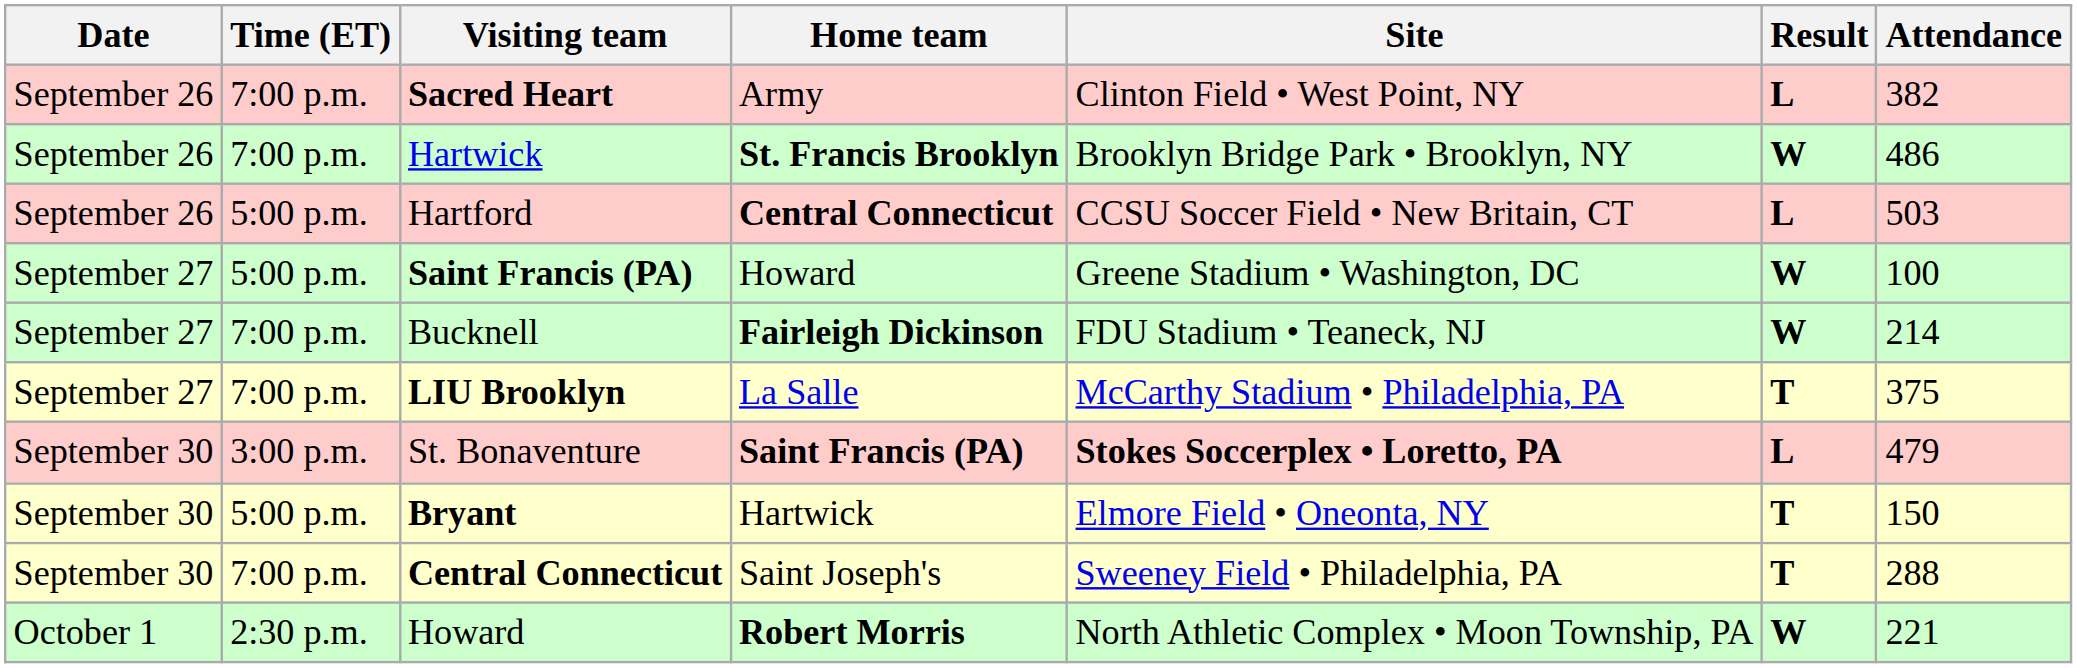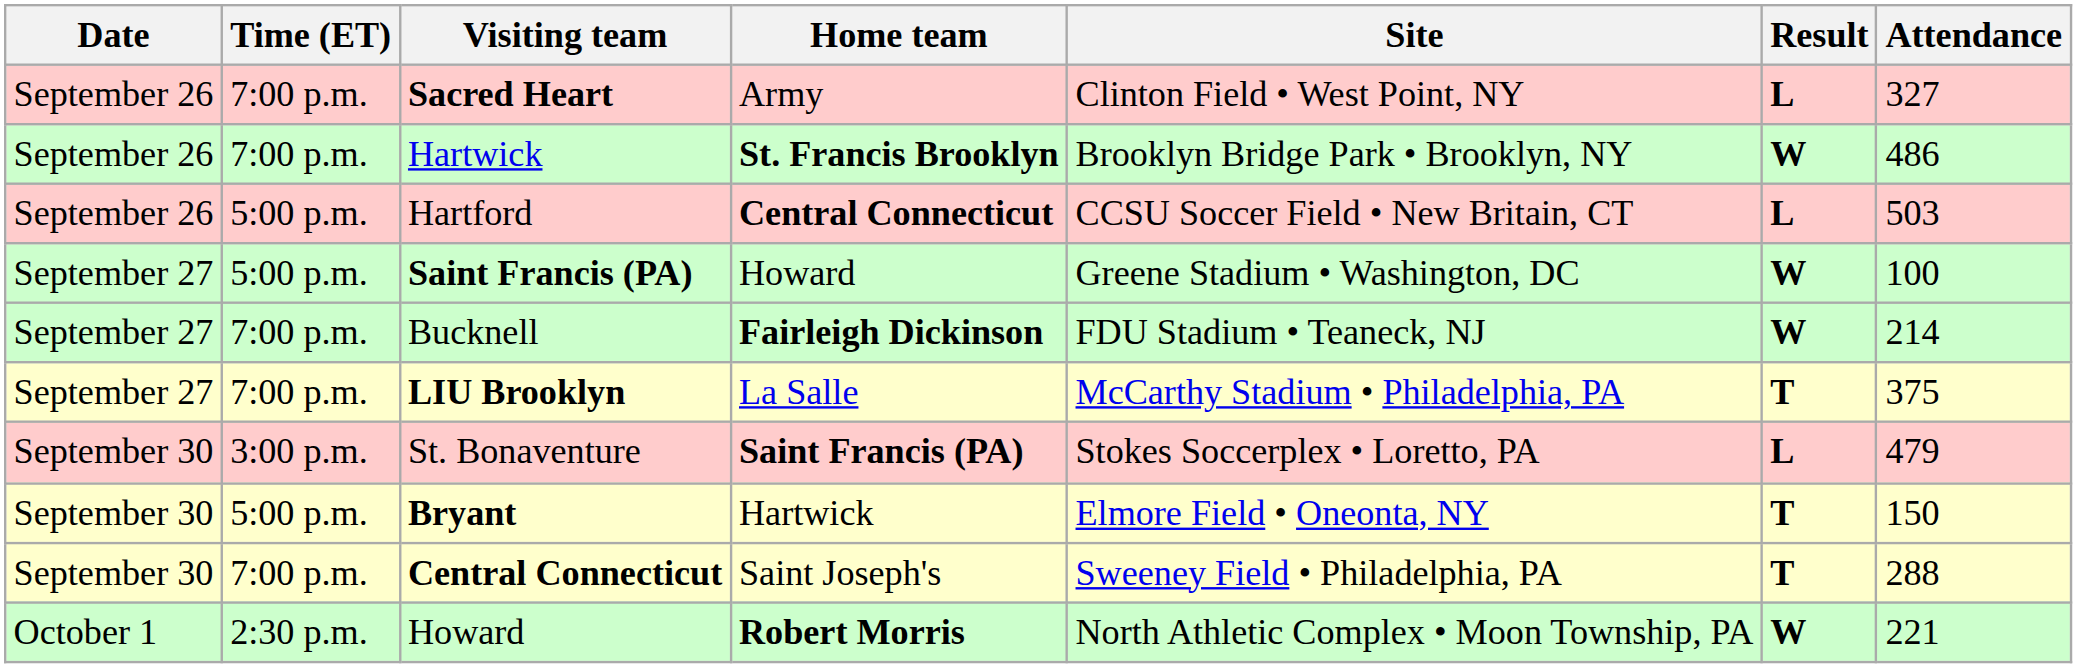(1913, 94) 382 -> (1913, 94) 327
(1319, 452) bold -> (1308, 452) normal
